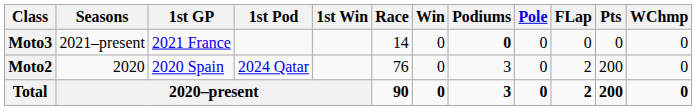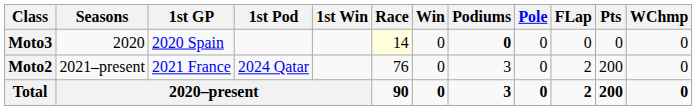(102, 42) 2021–present -> (129, 42) 2020
(191, 42) 2021 France -> (188, 42) 2020 Spain
(401, 42) no background -> (401, 42) lightyellow background
(129, 67) 2020 -> (102, 67) 2021–present
(188, 67) 2020 Spain -> (191, 67) 2021 France
